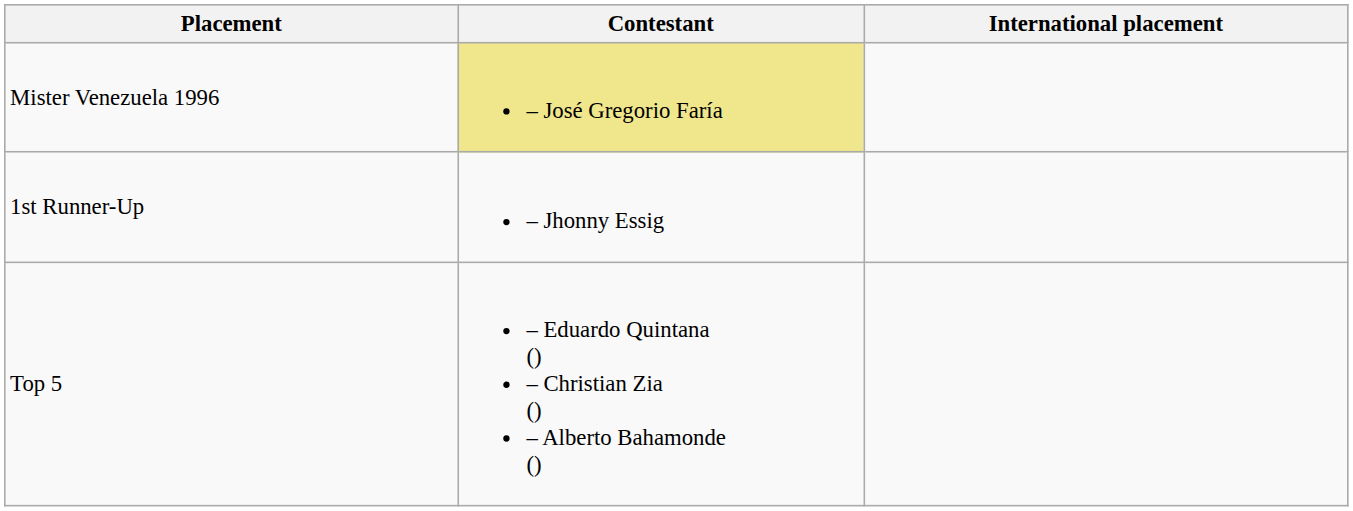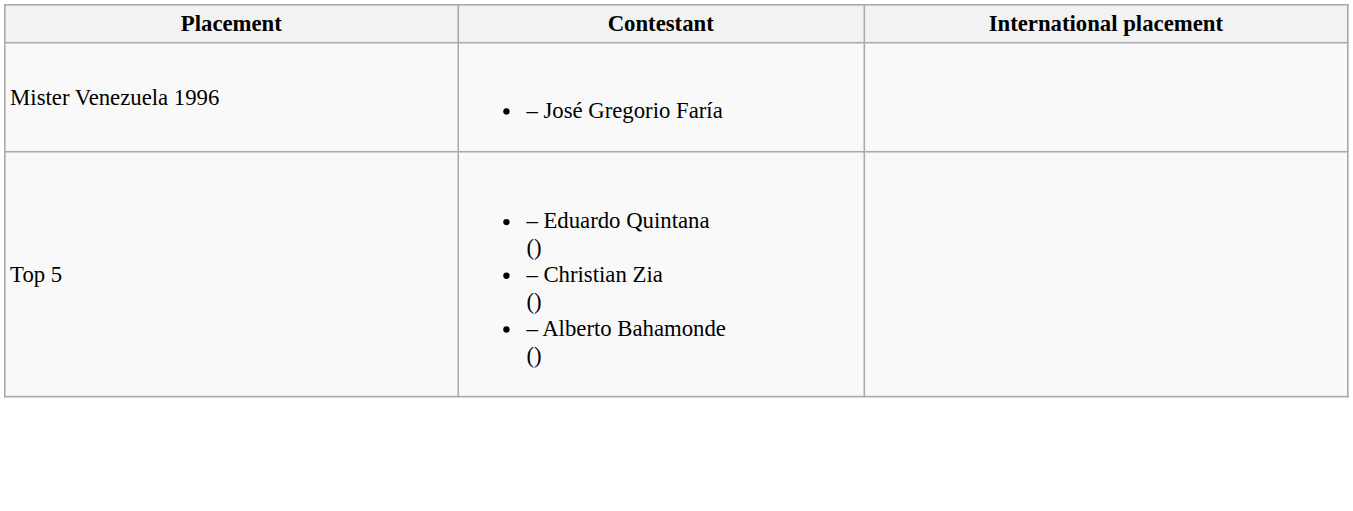(661, 111) khaki background -> (661, 111) no background
- row: (77, 207)
